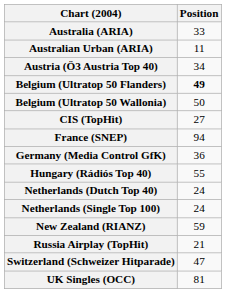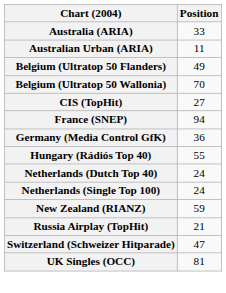- row: (91, 66)
(199, 84) bold -> (199, 66) normal
(199, 102) 50 -> (199, 84) 70
